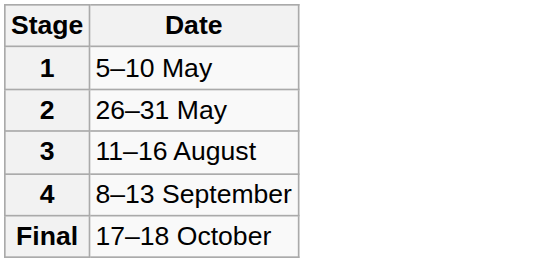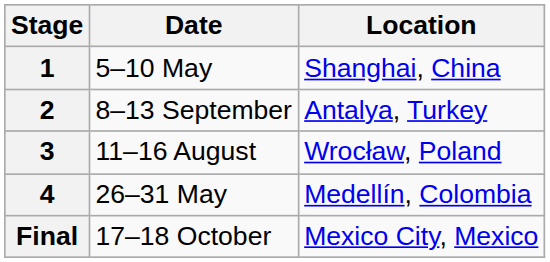+ column: (421, 25)
(161, 109) 26–31 May -> (194, 109) 8–13 September
(194, 194) 8–13 September -> (161, 194) 26–31 May
